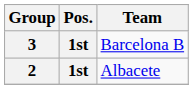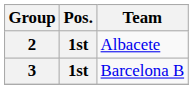rows swapped: (32, 71) <-> (32, 44)
